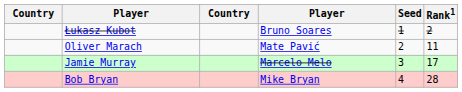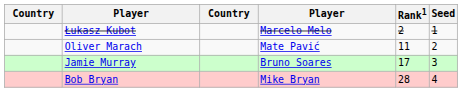columns swapped: (441, 14) <-> (410, 14)
(296, 31) Bruno Soares -> (296, 31) Marcelo Melo
(296, 63) Marcelo Melo -> (296, 63) Bruno Soares
